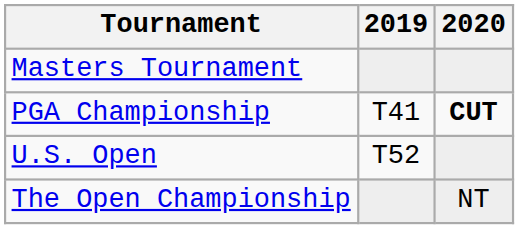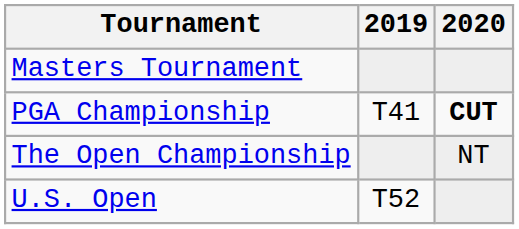rows swapped: (84, 158) <-> (181, 201)
